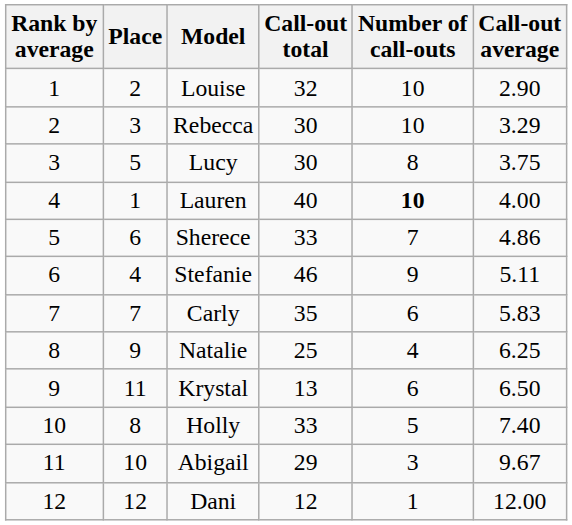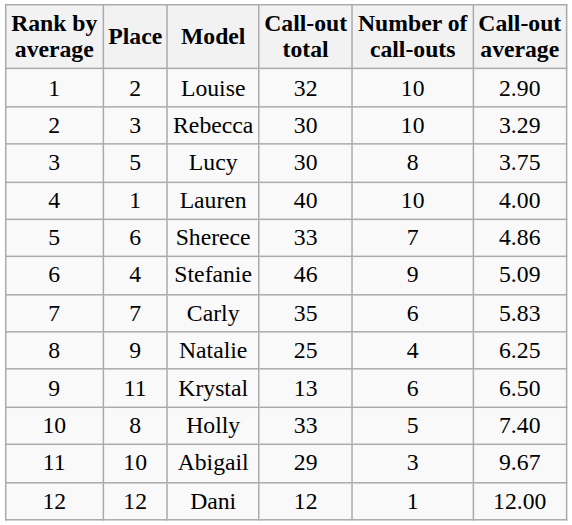(413, 200) bold -> (413, 200) normal
(520, 275) 5.11 -> (520, 275) 5.09
